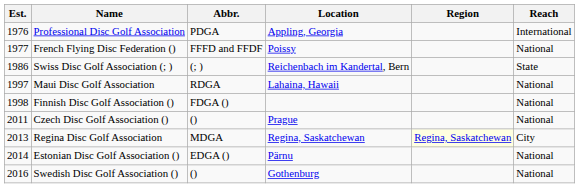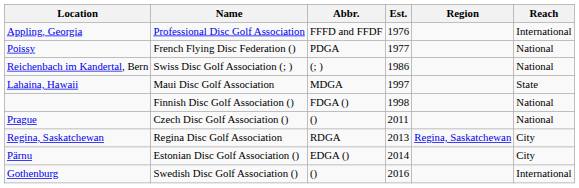columns swapped: (18, 13) <-> (338, 13)
(205, 31) PDGA -> (346, 31) FFFD and FFDF
(226, 49) FFFD and FFDF -> (325, 49) PDGA
(527, 67) State -> (535, 67) National
(205, 85) RDGA -> (326, 85) MDGA
(535, 85) National -> (527, 85) State
(207, 138) MDGA -> (325, 138) RDGA
(463, 138) lightyellow background -> (463, 138) no background
(535, 156) National -> (526, 156) City
(535, 174) National -> (544, 174) International
